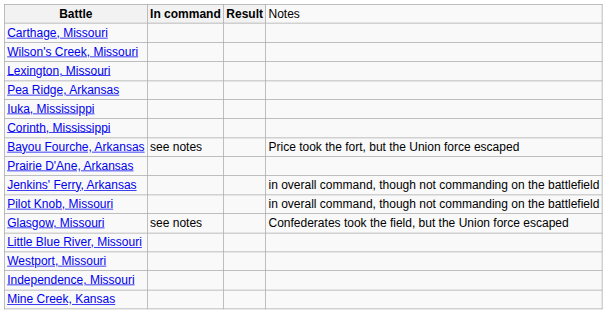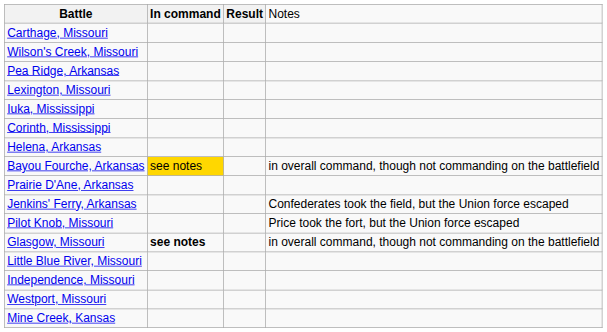rows swapped: (59, 71) <-> (63, 90)
+ row: (54, 147)
(176, 147) no background -> (176, 166) gold background
(394, 147) Price took the fort, but the Union force escaped -> (434, 166) in overall command, though not commanding on the battlefield
(434, 185) in overall command, though not commanding on the battlefield -> (419, 204) Confederates took the field, but the Union force escaped
(434, 204) in overall command, though not commanding on the battlefield -> (394, 223) Price took the fort, but the Union force escaped
(176, 223) normal -> (178, 242) bold
(419, 223) Confederates took the field, but the Union force escaped -> (434, 242) in overall command, though not commanding on the battlefield
rows swapped: (71, 280) <-> (57, 261)
